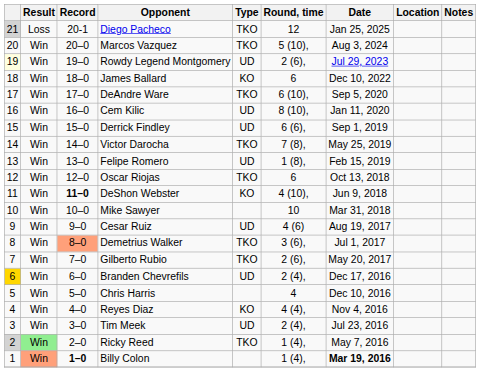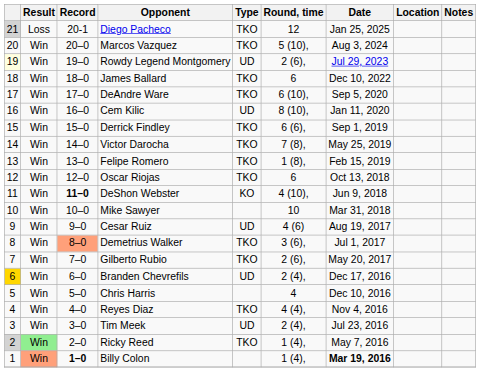(247, 78) KO -> (247, 78) TKO
(247, 128) UD -> (247, 128) TKO
(247, 161) UD -> (247, 161) TKO
(247, 309) KO -> (247, 309) TKO
